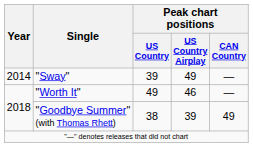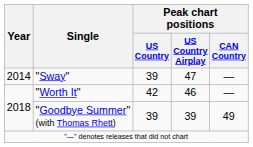(190, 76) 49 -> (190, 76) 47
(152, 93) 49 -> (152, 93) 42
(152, 116) 38 -> (152, 116) 39
